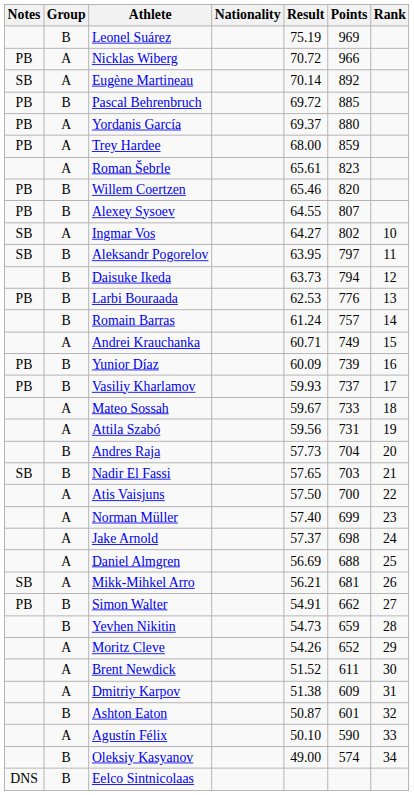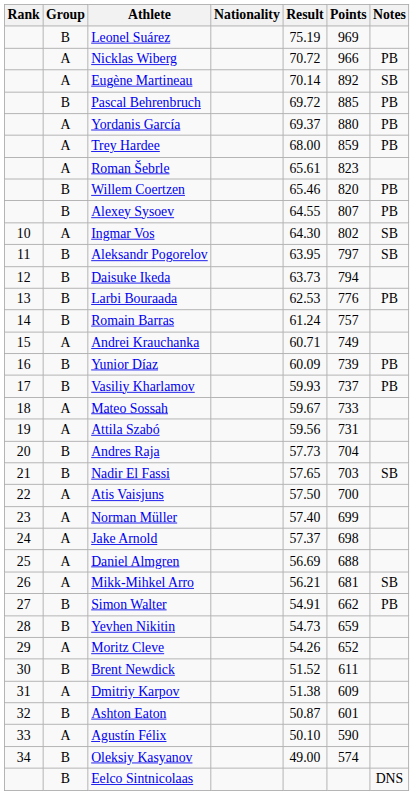columns swapped: (390, 15) <-> (24, 15)
(306, 233) 64.27 -> (305, 233) 64.30
(66, 670) A -> (65, 670) B
